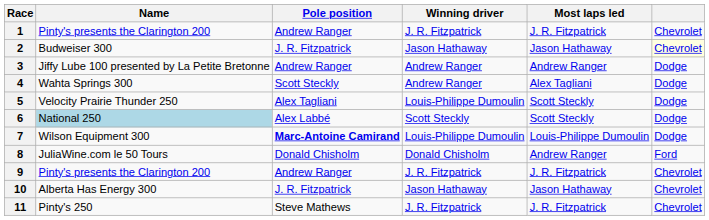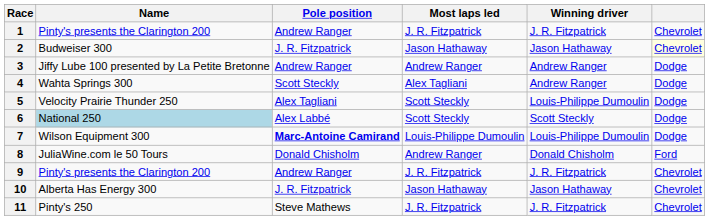columns swapped: (589, 13) <-> (465, 13)
